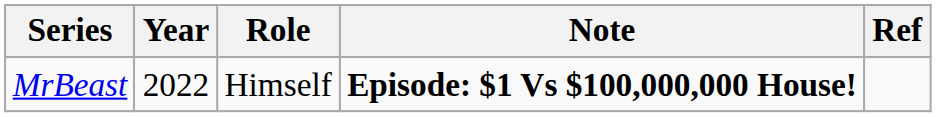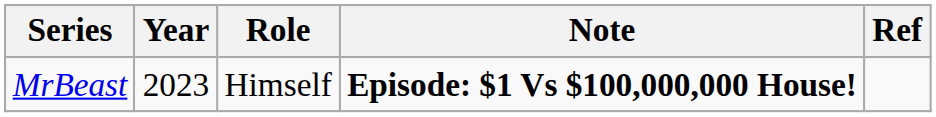(176, 83) 2022 -> (176, 83) 2023
